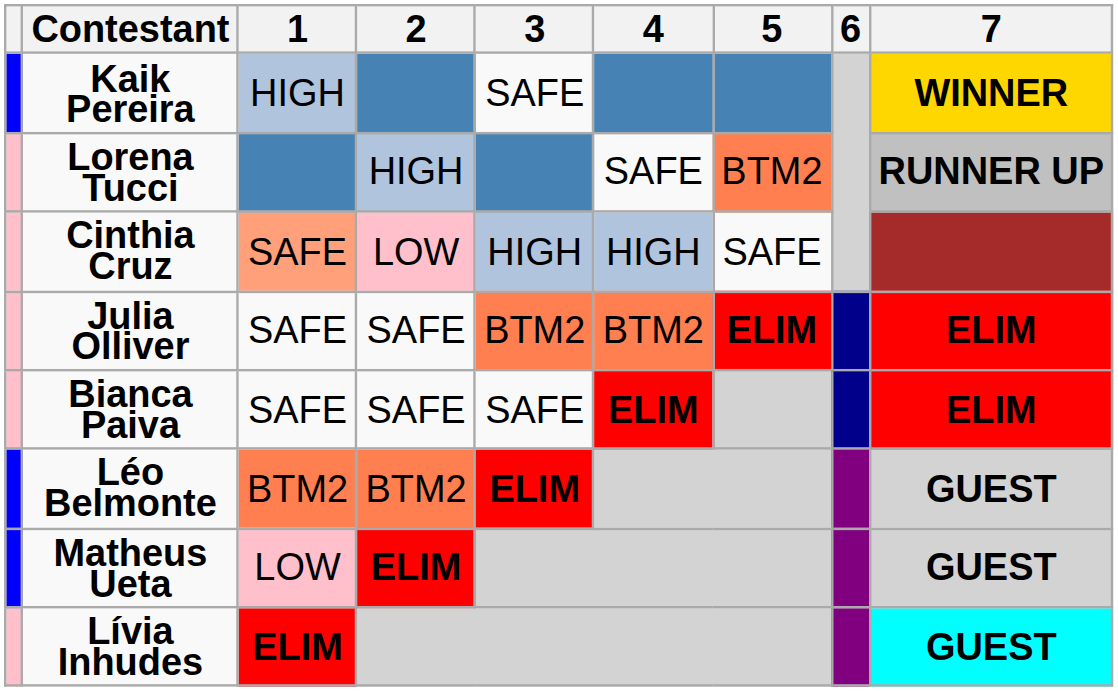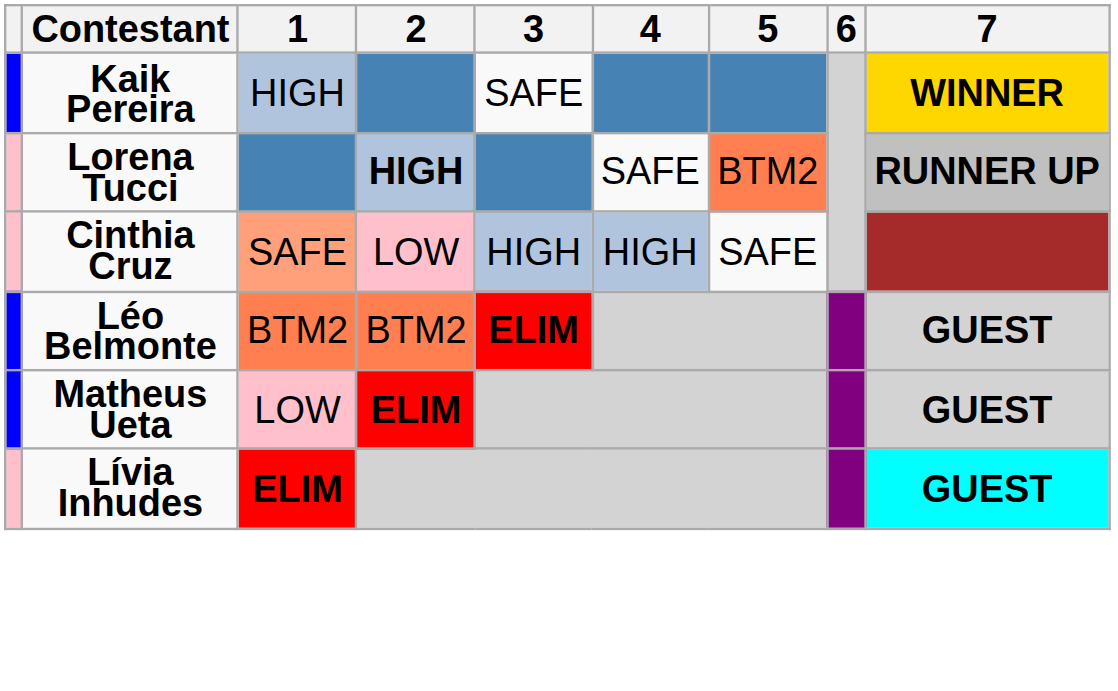(416, 172) normal -> (416, 172) bold
- row: (130, 330)
- row: (130, 409)
